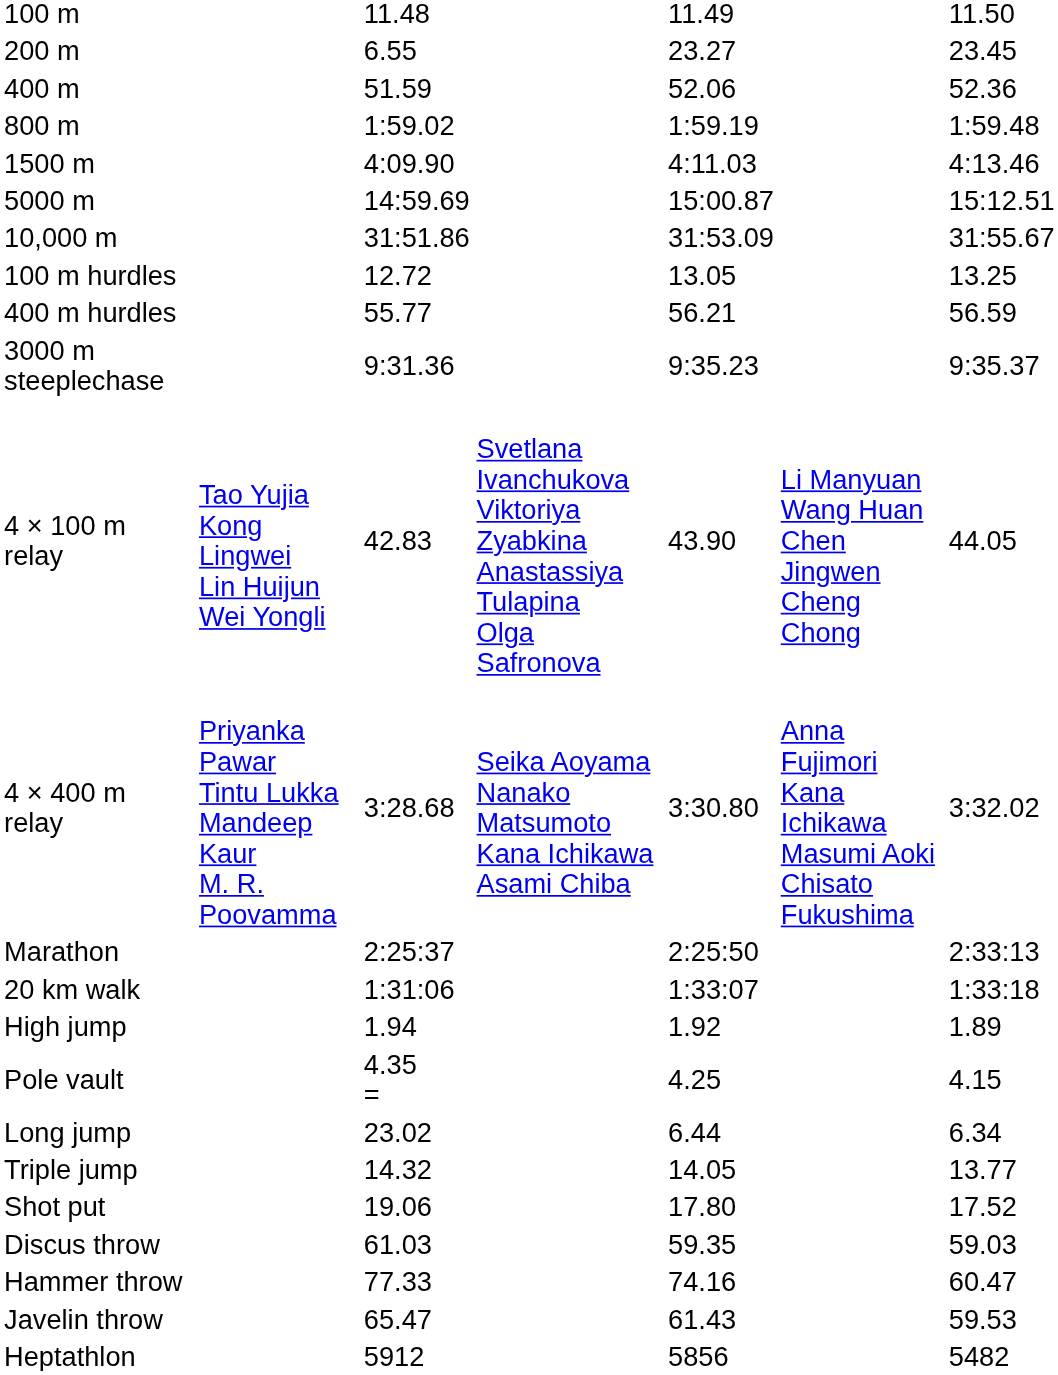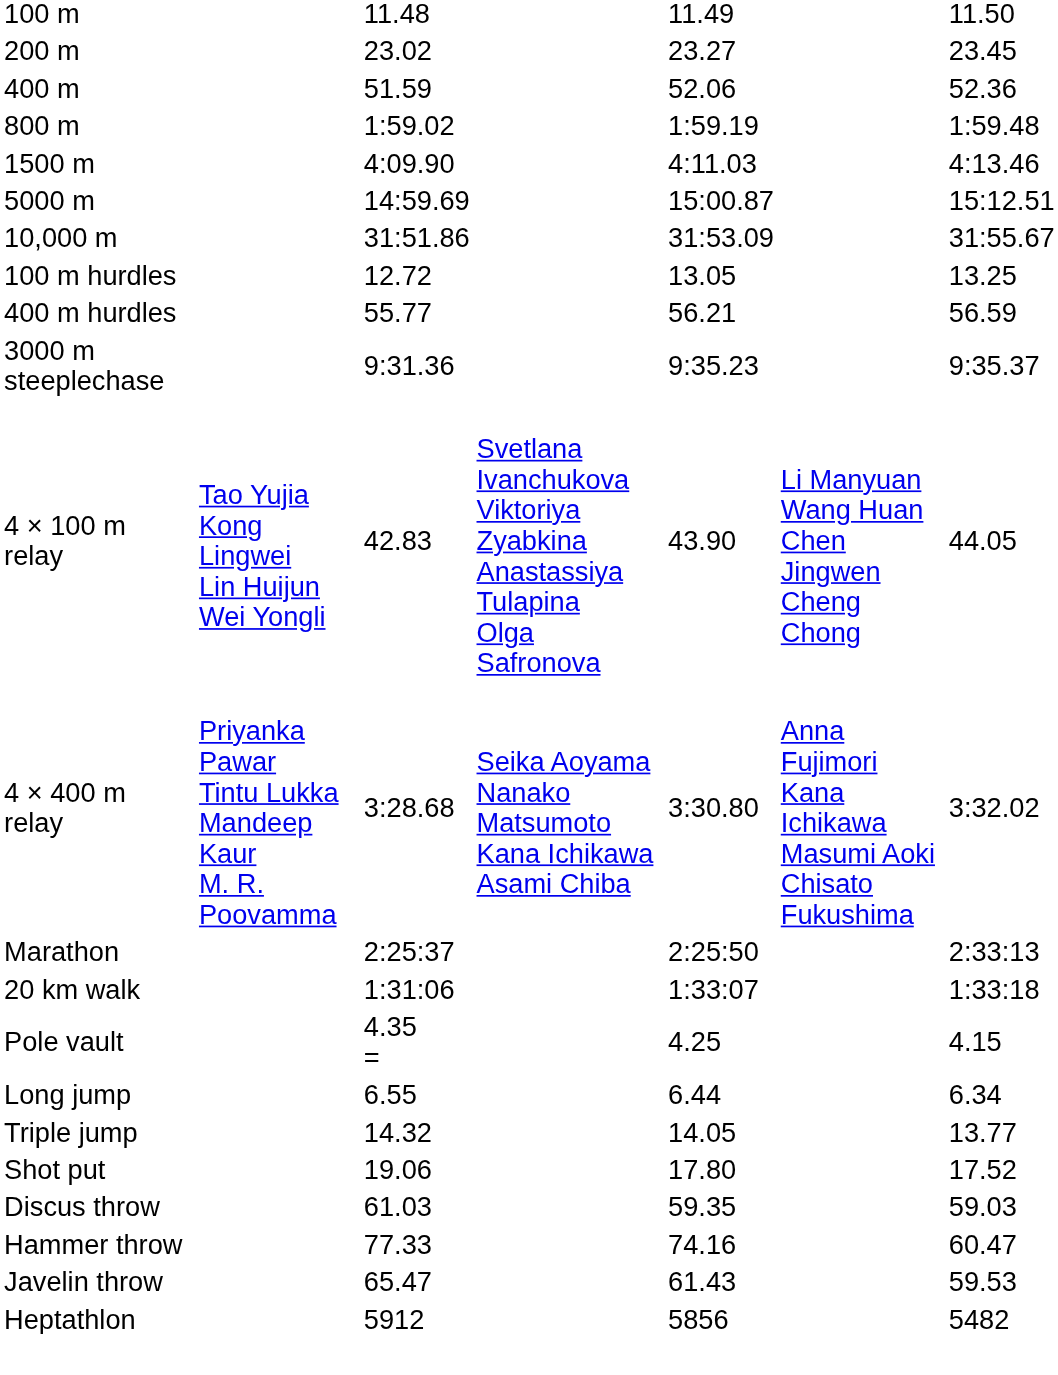(390, 51) 6.55 -> (398, 51) 23.02
- row: (65, 1027)
(398, 1132) 23.02 -> (390, 1095) 6.55
